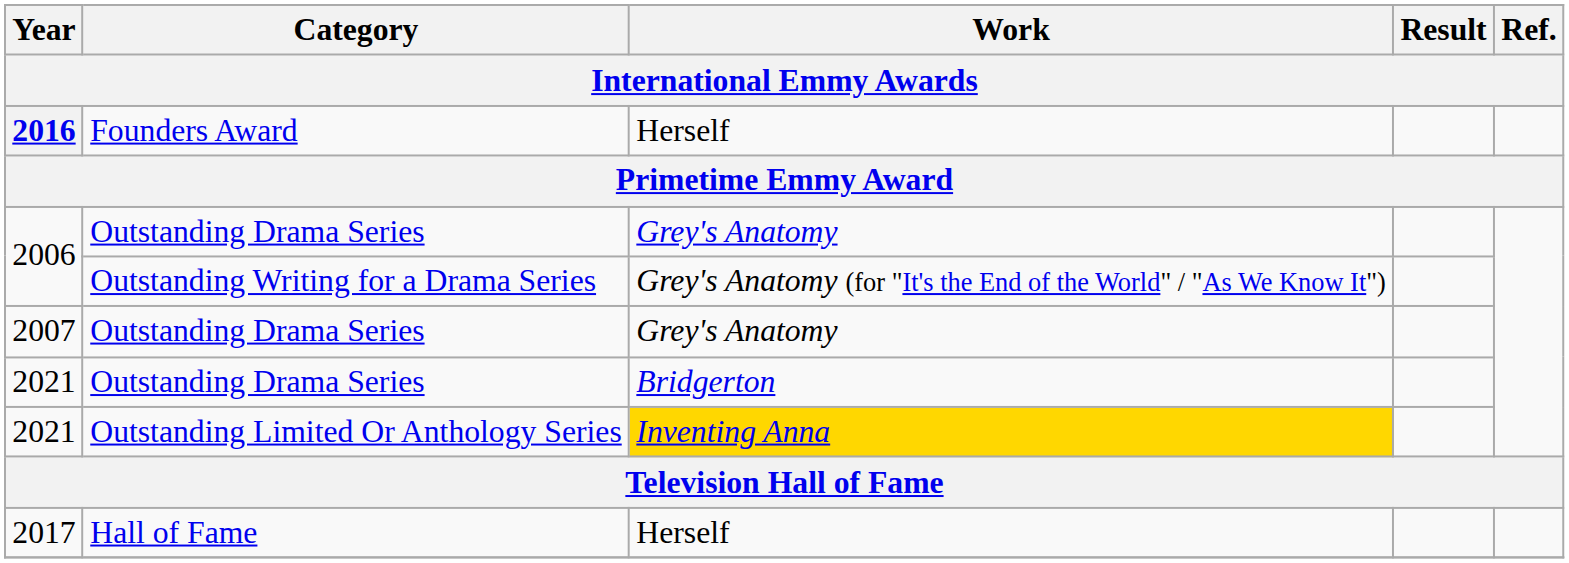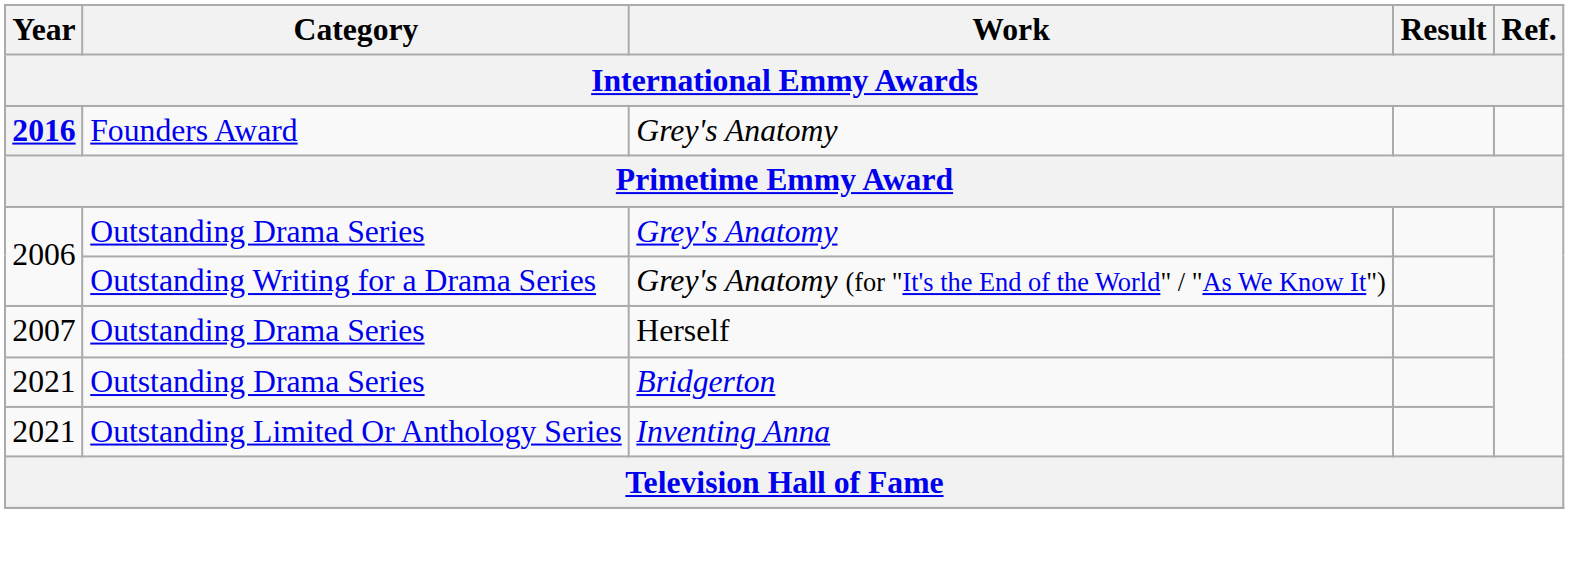(683, 130) Herself -> (737, 130) Grey's Anatomy
(737, 331) Grey's Anatomy -> (683, 331) Herself
(733, 431) gold background -> (733, 431) no background
- row: (44, 532)
